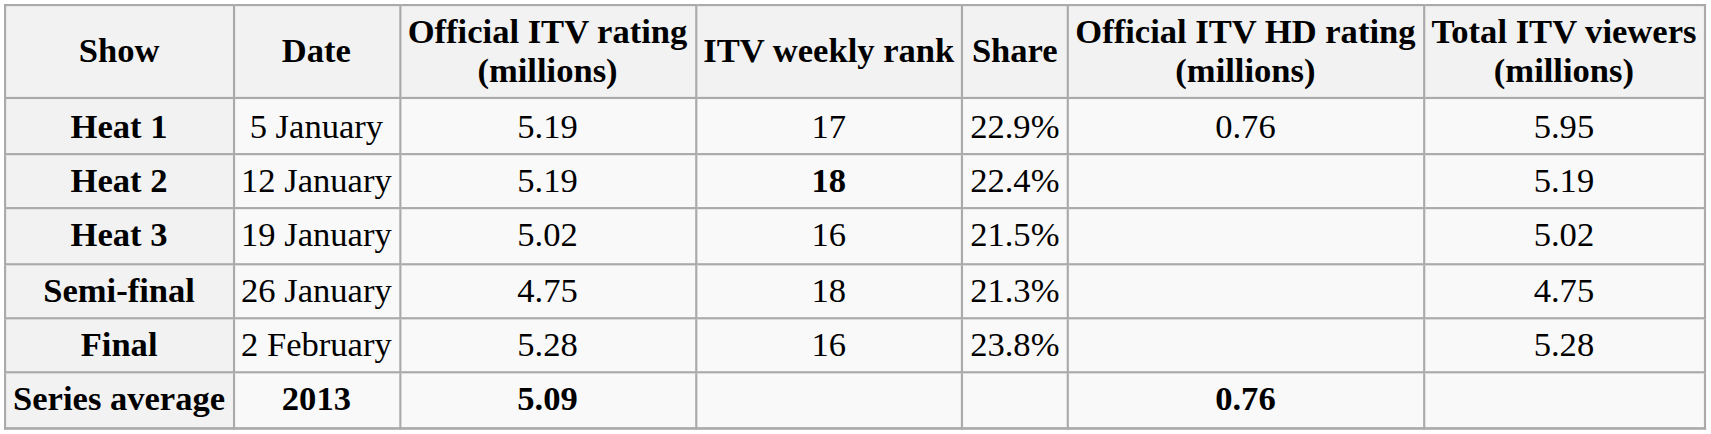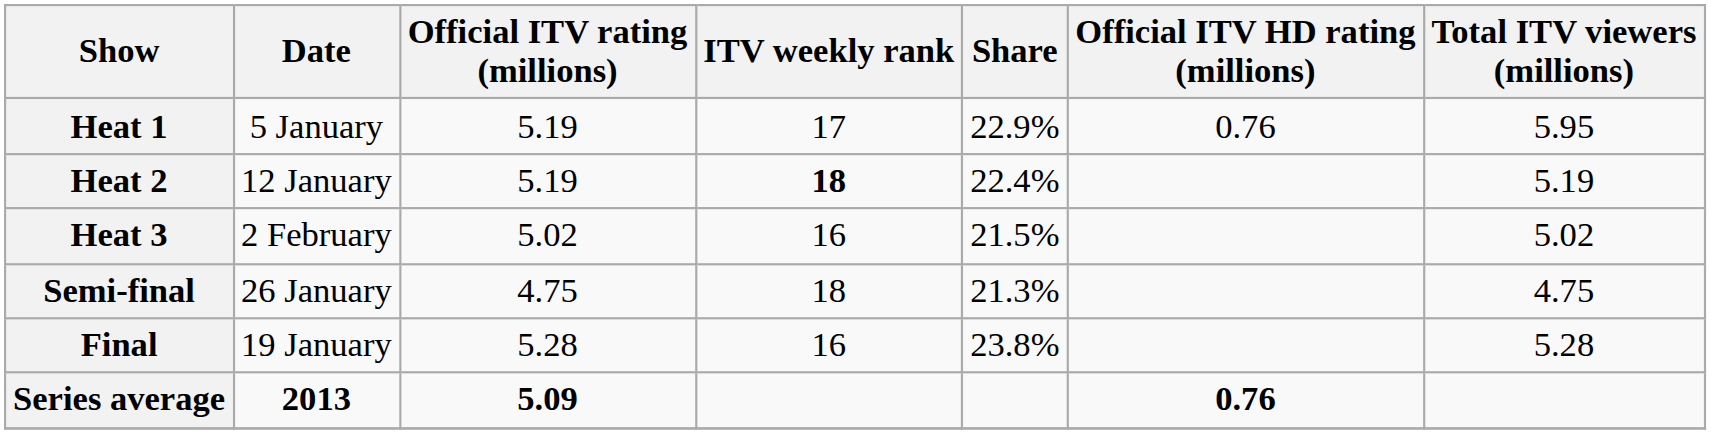(316, 235) 19 January -> (316, 235) 2 February
(316, 344) 2 February -> (316, 344) 19 January
